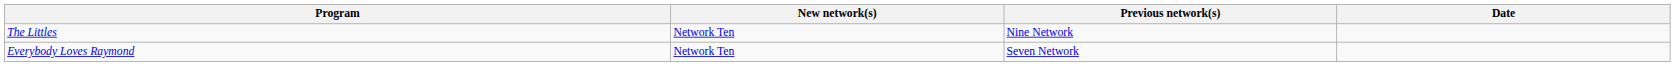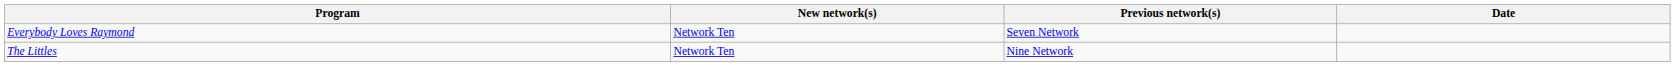rows swapped: (32, 32) <-> (71, 51)
